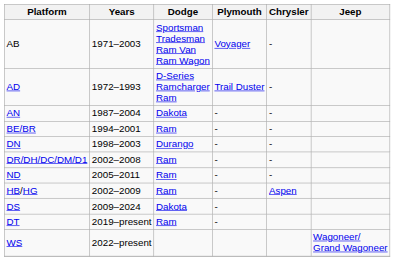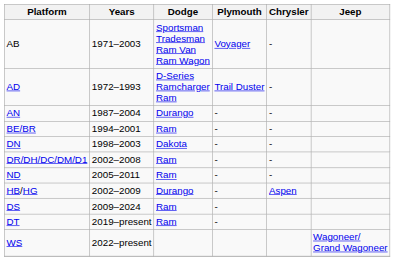(172, 113) Dakota -> (175, 113) Durango
(175, 144) Durango -> (172, 144) Dakota
(166, 190) Ram -> (175, 190) Durango
(172, 206) Dakota -> (166, 206) Ram
